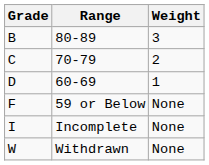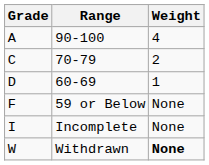+ row: (12, 38)
- row: (12, 38)
(168, 149) normal -> (168, 149) bold
